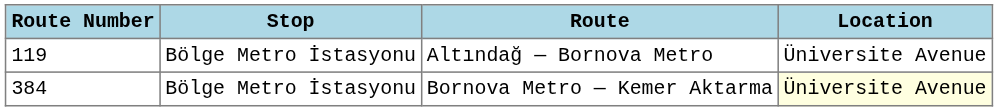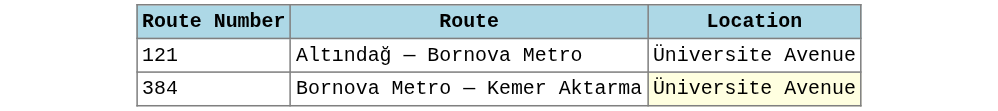- column: (291, 22)
(29, 55) 119 -> (160, 55) 121
